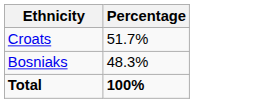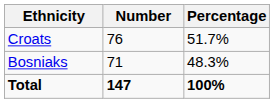+ column: (143, 16)
